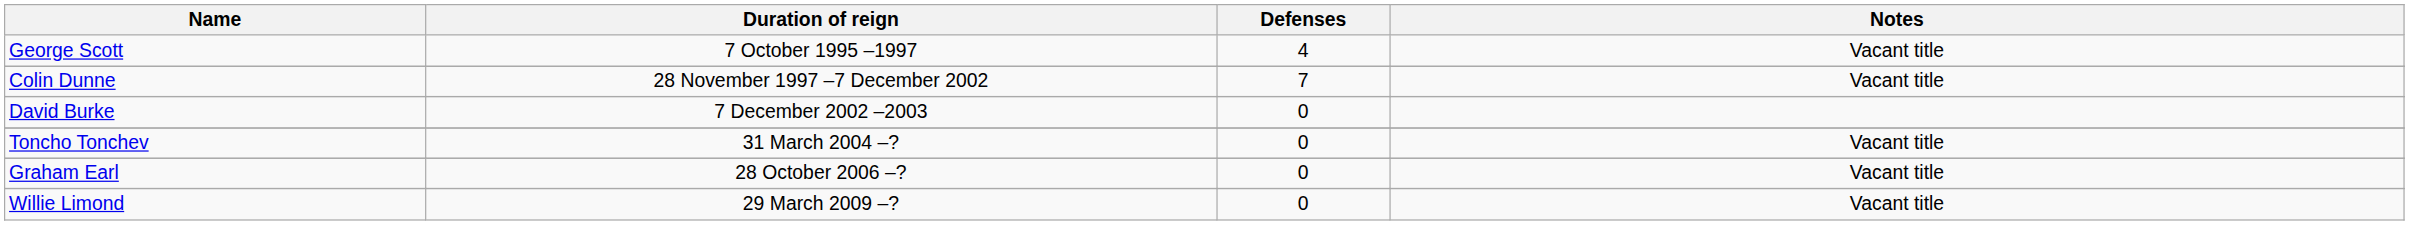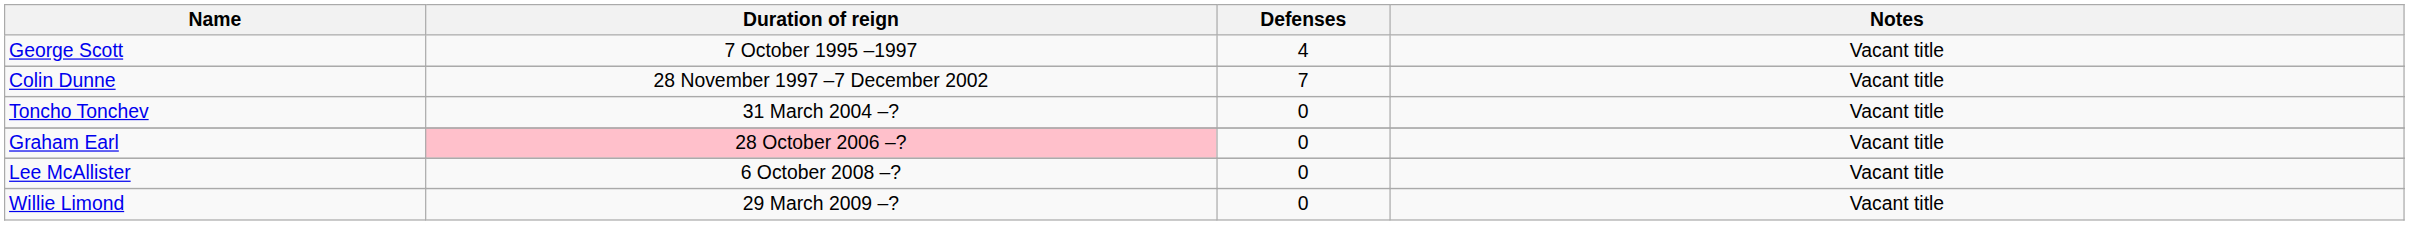- row: (62, 111)
(821, 173) no background -> (821, 142) pink background
+ row: (70, 173)
